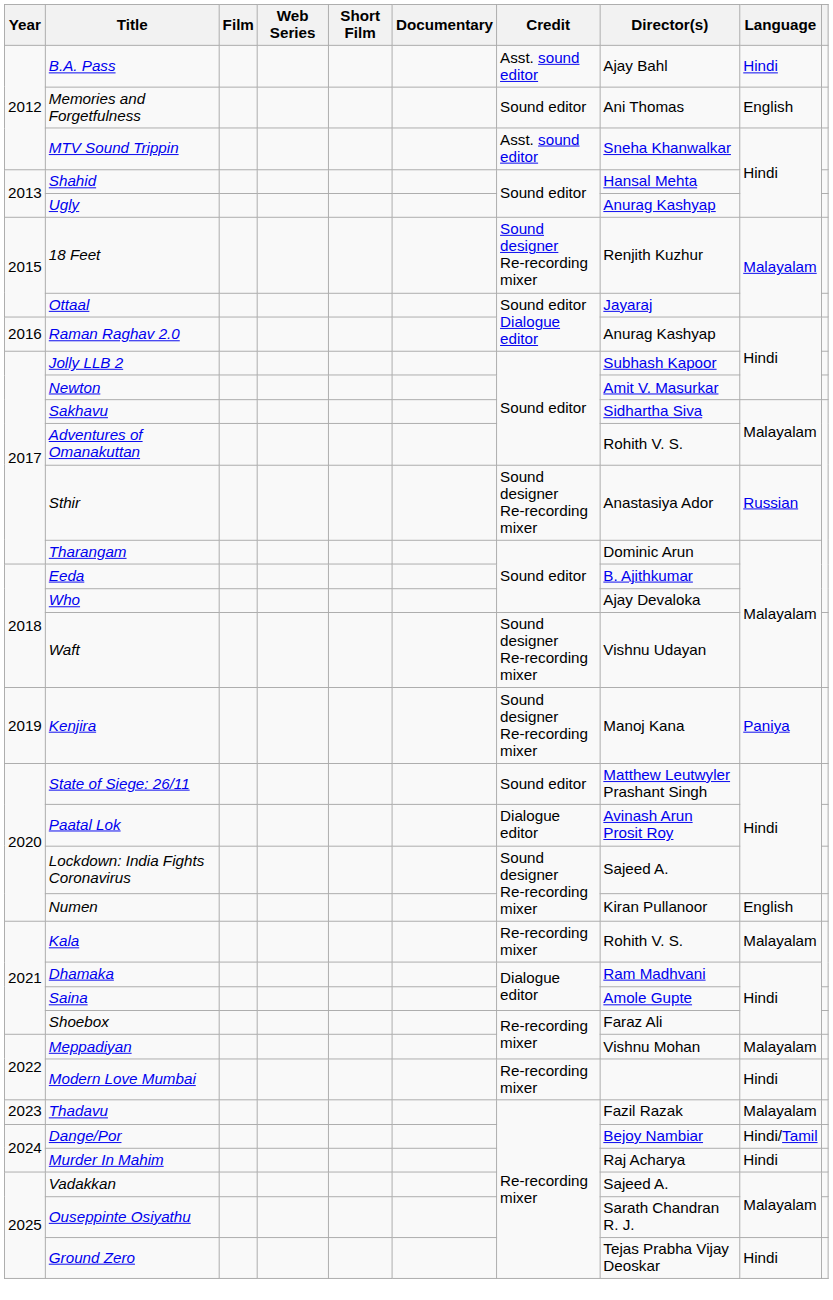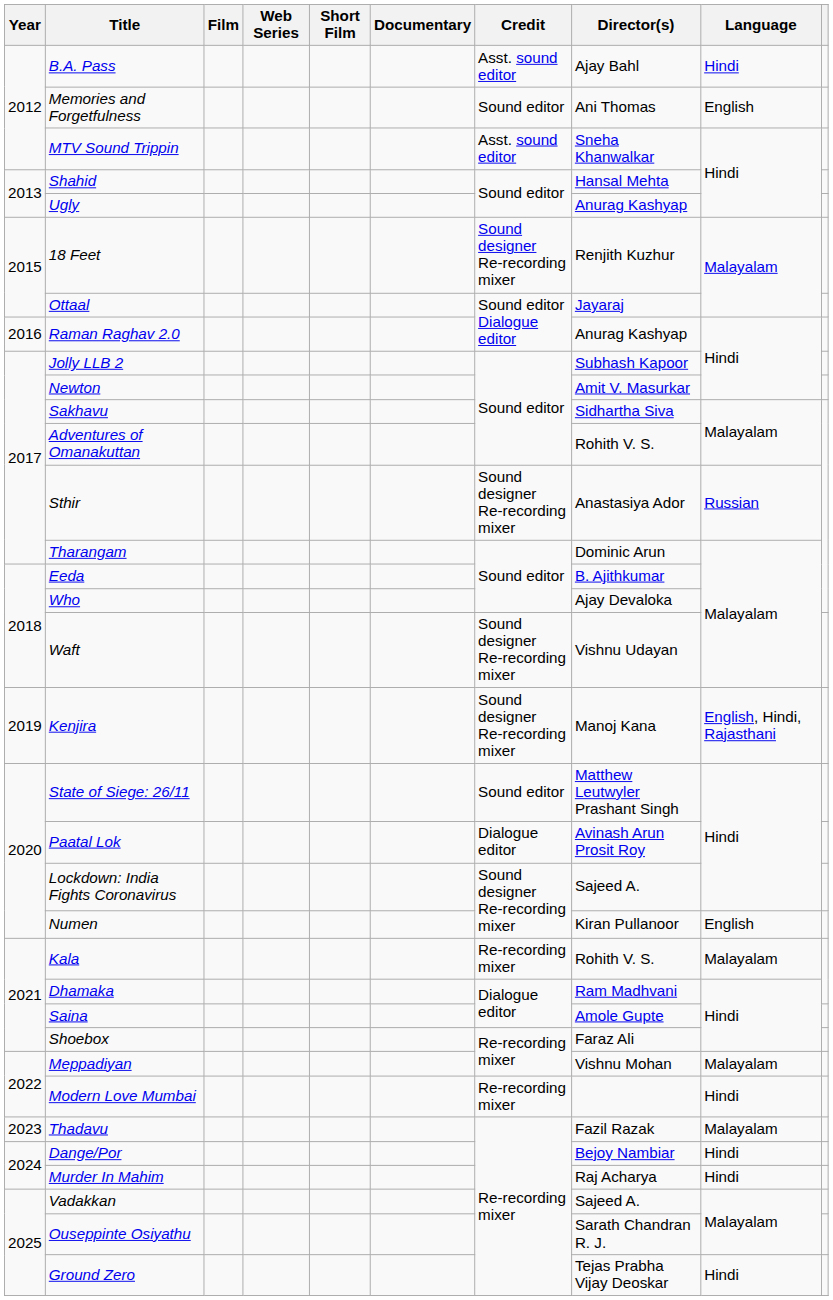(766, 725) Paniya -> (753, 725) English, Hindi, Rajasthani
(780, 1136) Hindi/Tamil -> (721, 1153) Hindi
